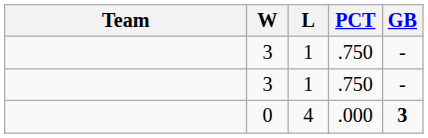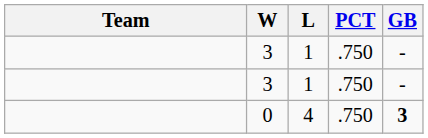(355, 116) .000 -> (355, 116) .750
